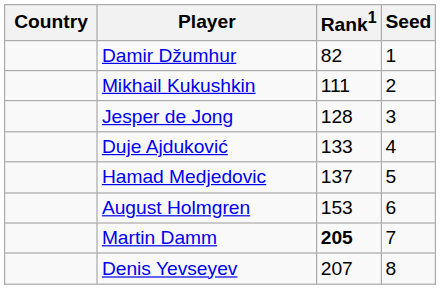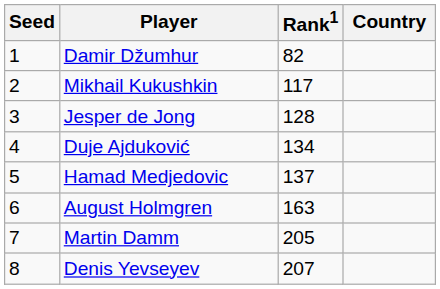columns swapped: (51, 22) <-> (408, 22)
(335, 85) 111 -> (298, 85) 117
(337, 146) 133 -> (299, 146) 134
(337, 207) 153 -> (299, 207) 163
(337, 238) bold -> (299, 238) normal
